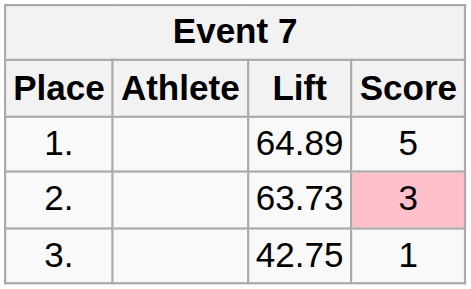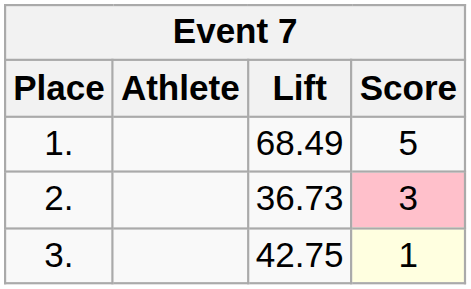(300, 143) 64.89 -> (300, 143) 68.49
(300, 198) 63.73 -> (300, 198) 36.73
(408, 254) no background -> (408, 254) lightyellow background
